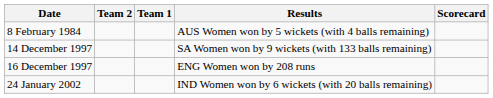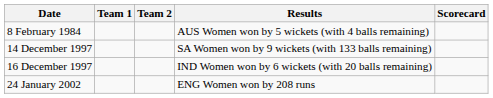columns swapped: (155, 13) <-> (115, 13)
(246, 66) ENG Women won by 208 runs -> (305, 66) IND Women won by 6 wickets (with 20 balls remaining)
(305, 84) IND Women won by 6 wickets (with 20 balls remaining) -> (246, 84) ENG Women won by 208 runs
